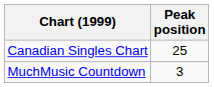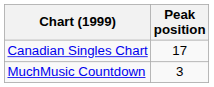(180, 51) 25 -> (180, 51) 17
